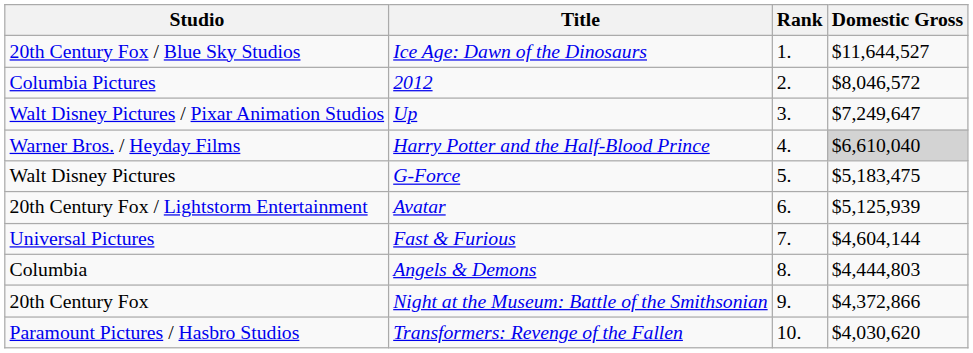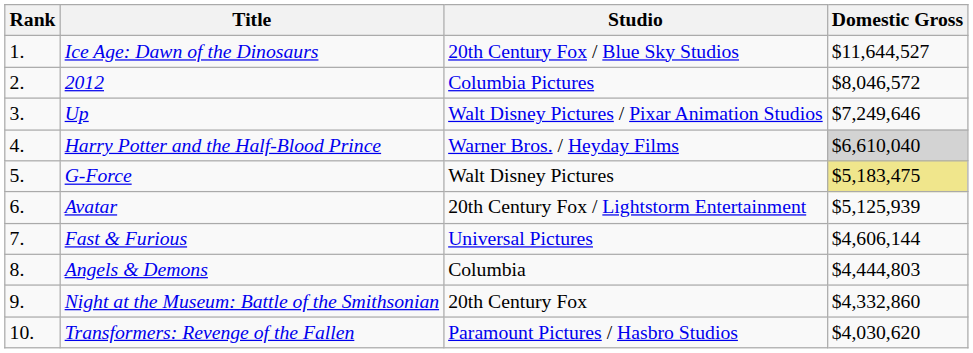columns swapped: (800, 20) <-> (197, 20)
(876, 113) $7,249,647 -> (876, 113) $7,249,646
(876, 176) no background -> (876, 176) khaki background
(876, 238) $4,604,144 -> (876, 238) $4,606,144
(876, 301) $4,372,866 -> (876, 301) $4,332,860
